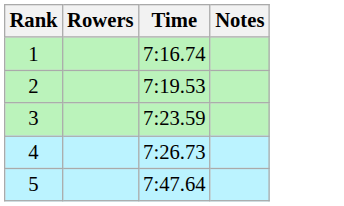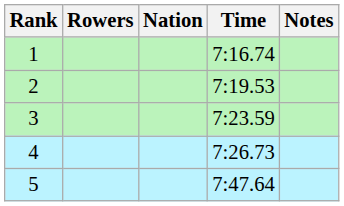+ column: (173, 20)
